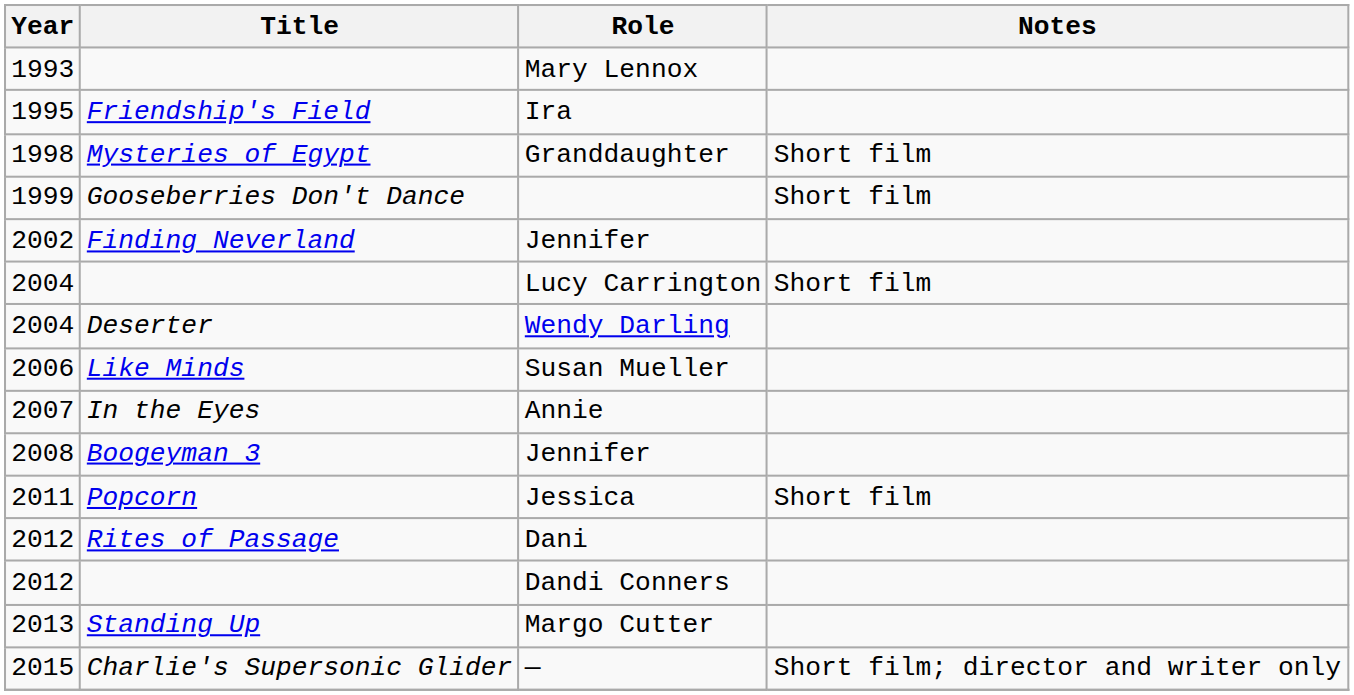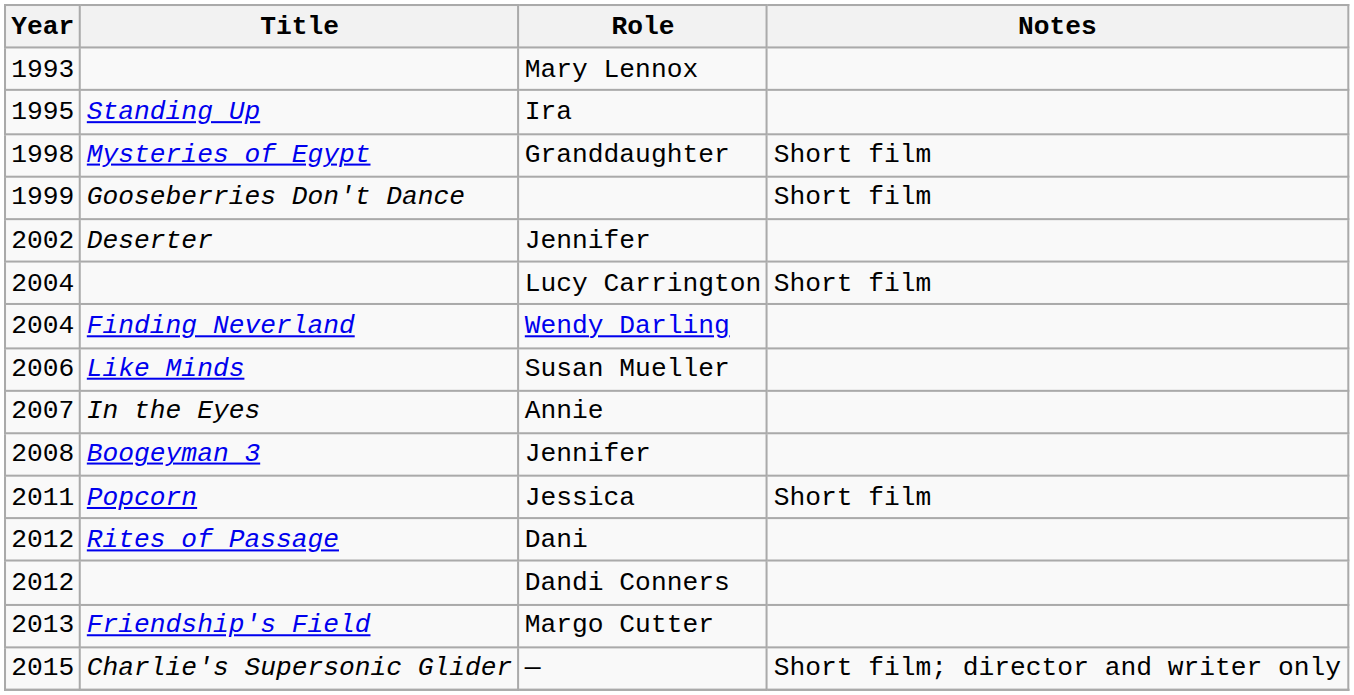(229, 112) Friendship's Field -> (174, 112) Standing Up
(221, 240) Finding Neverland -> (150, 240) Deserter
(150, 326) Deserter -> (221, 326) Finding Neverland
(174, 626) Standing Up -> (229, 626) Friendship's Field
